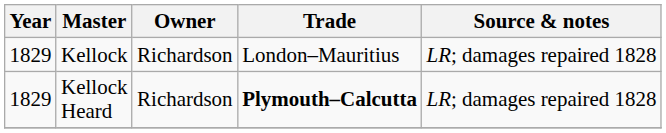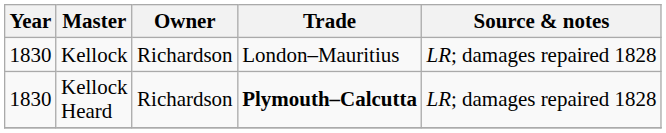(30, 54) 1829 -> (30, 54) 1830
(30, 99) 1829 -> (30, 99) 1830
